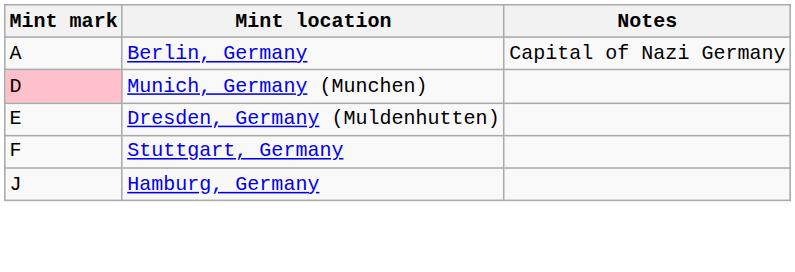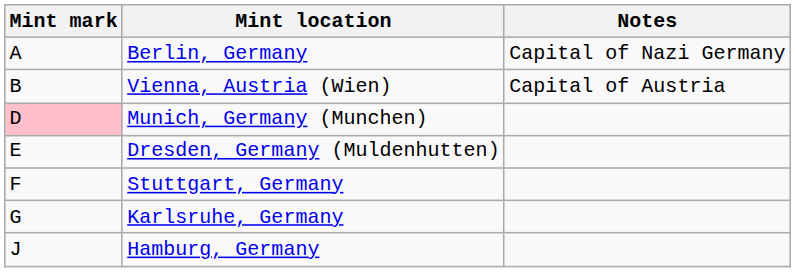+ row: (259, 86)
+ row: (235, 217)
